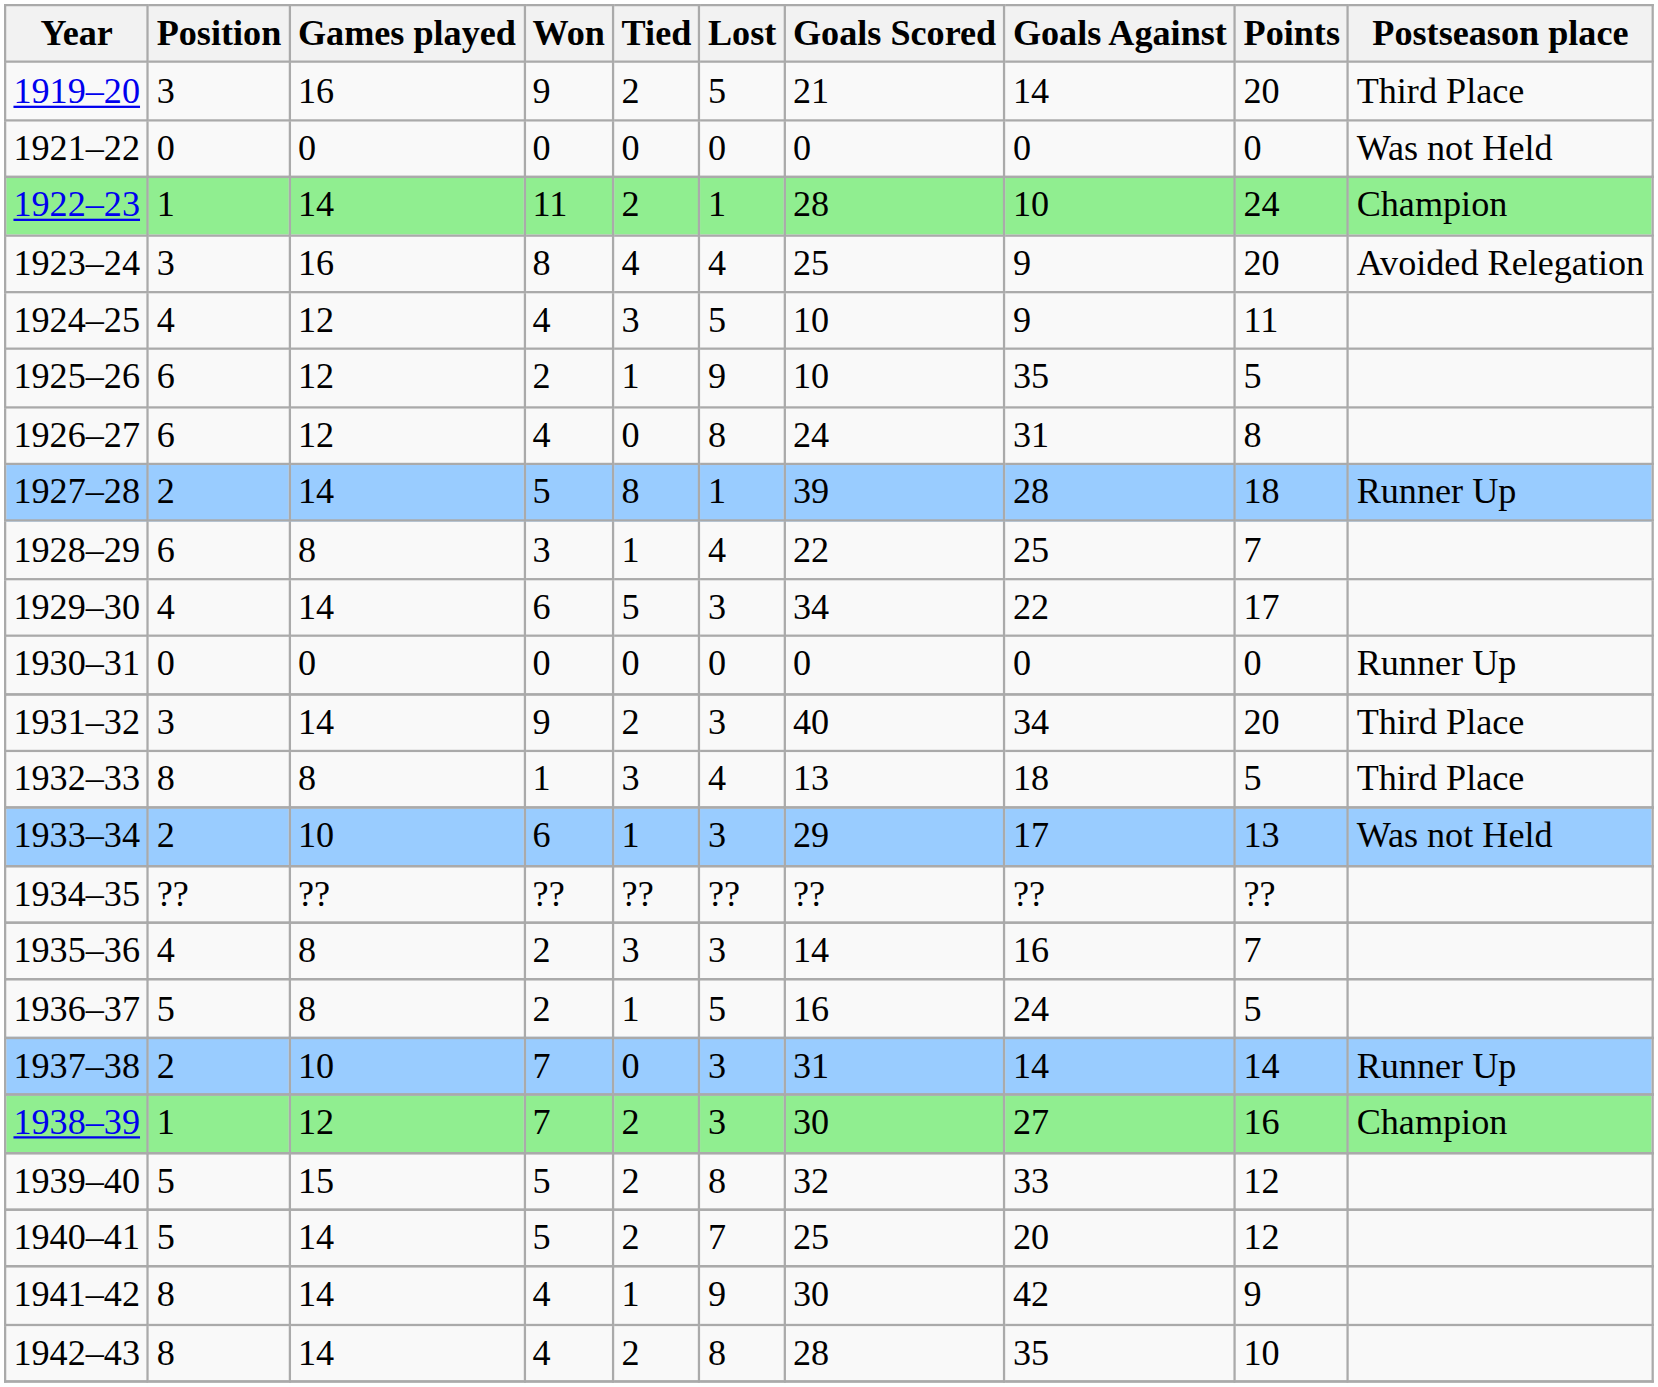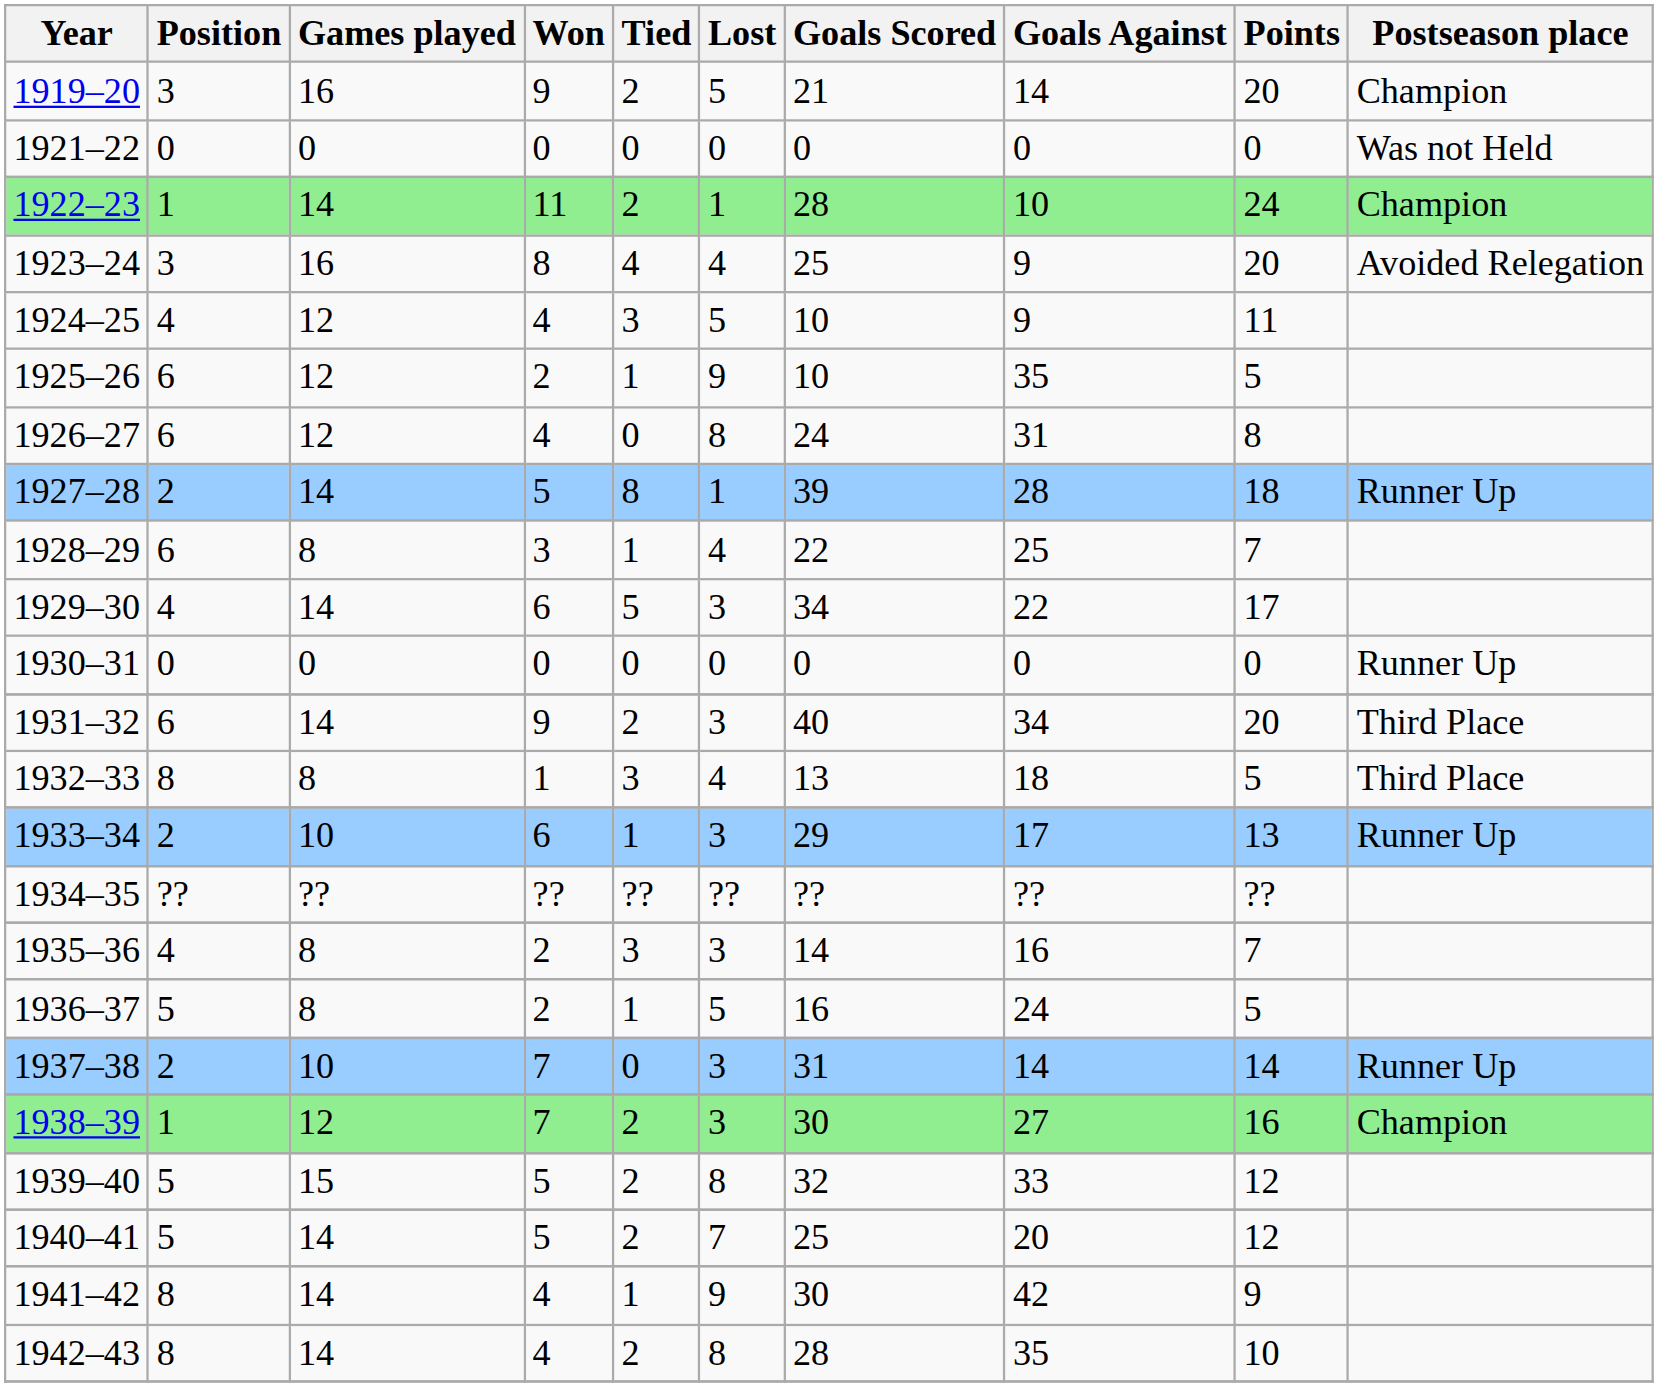(1440, 90) Third Place -> (1432, 90) Champion
(166, 721) 3 -> (166, 721) 6
(1455, 836) Was not Held -> (1436, 836) Runner Up
